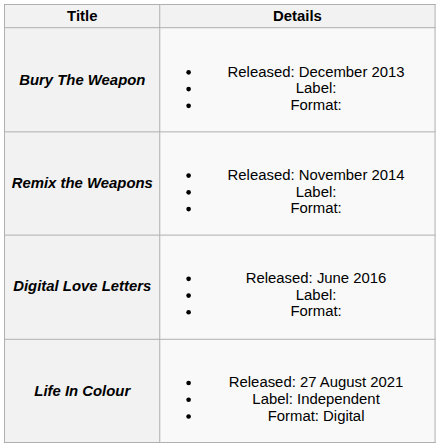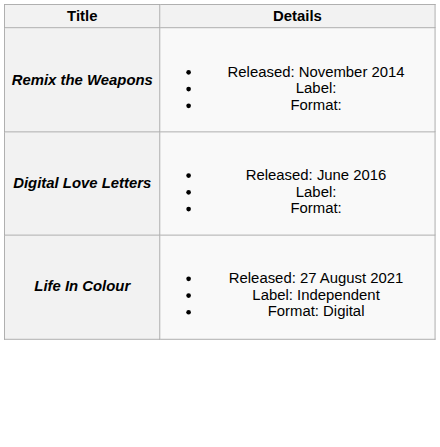- row: (82, 79)
